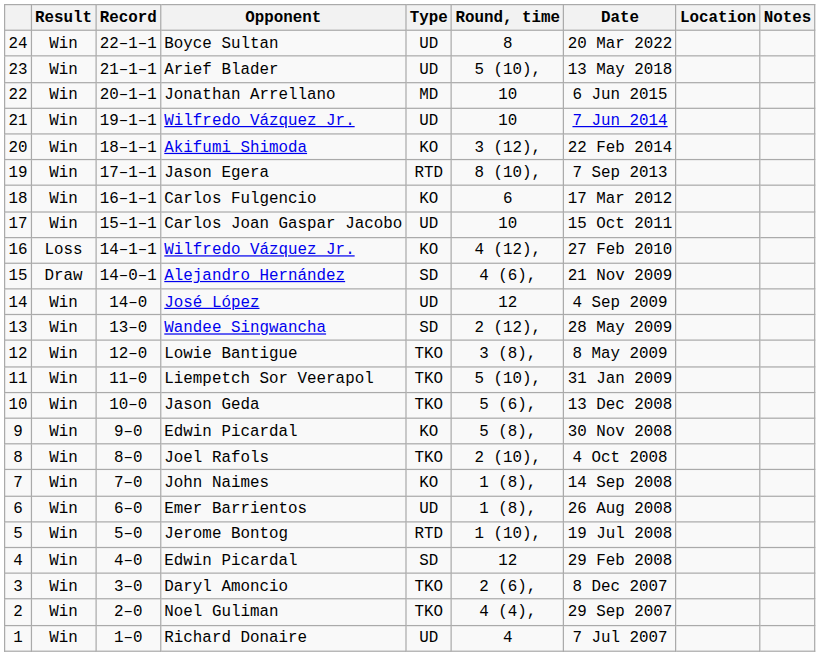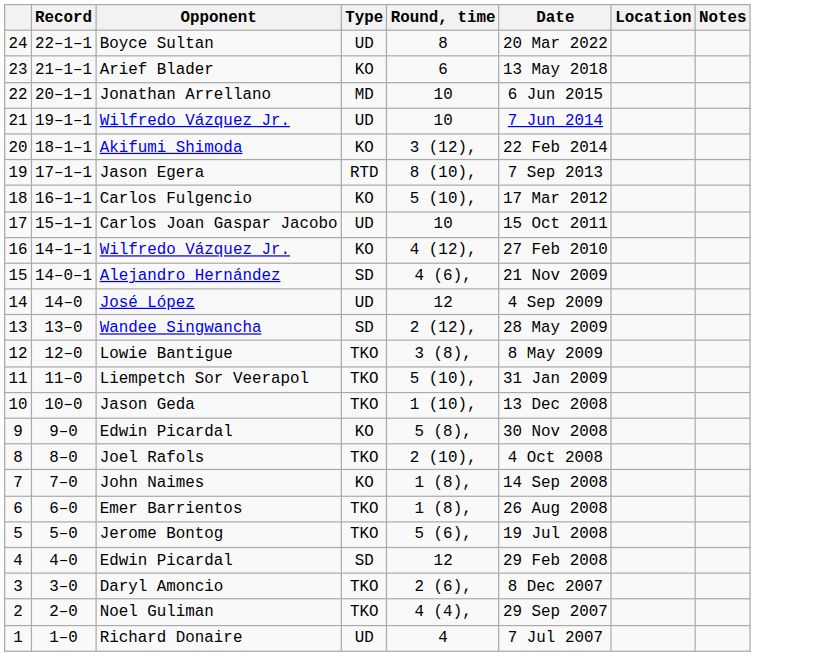- column: (64, 18)
(429, 69) UD -> (364, 69) KO
(508, 69) 5 (10), -> (443, 69) 6
(508, 198) 6 -> (443, 198) 5 (10),
(508, 405) 5 (6), -> (443, 405) 1 (10),
(429, 509) UD -> (364, 509) TKO
(429, 535) RTD -> (364, 535) TKO
(508, 535) 1 (10), -> (443, 535) 5 (6),
